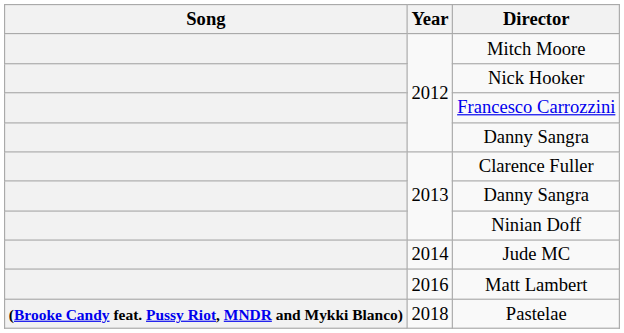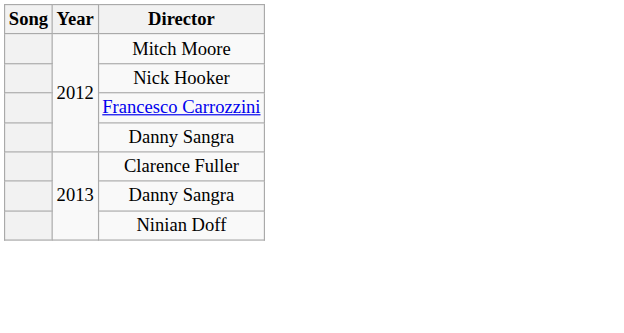- row: (430, 254)
- row: (430, 284)
- row: (430, 313)
